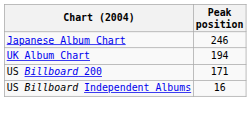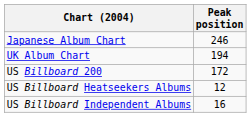(220, 72) 171 -> (220, 72) 172
+ row: (99, 88)
